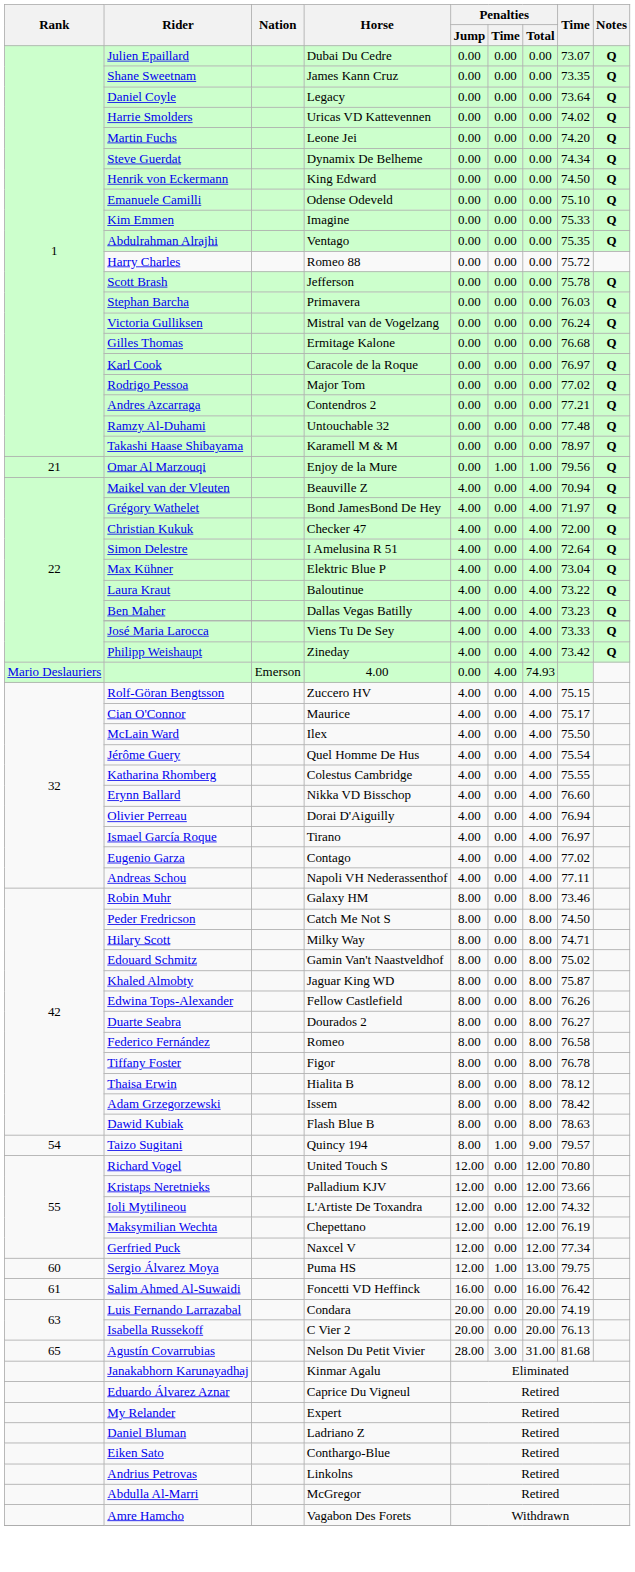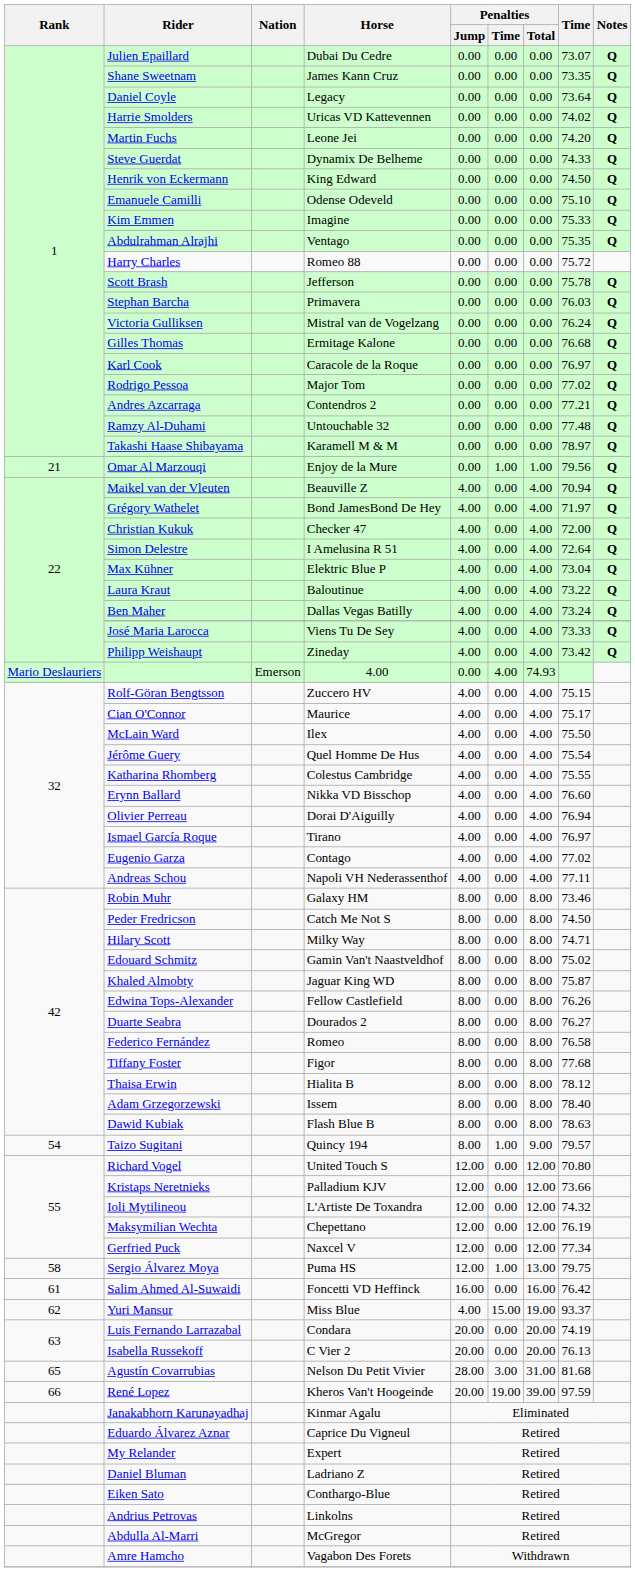(575, 158) 74.34 -> (576, 158) 74.33
(575, 610) 73.23 -> (576, 610) 73.24
(575, 1063) 76.78 -> (576, 1063) 77.68
(575, 1104) 78.42 -> (576, 1104) 78.40
(54, 1268) 60 -> (54, 1268) 58
+ row: (140, 1309)
+ row: (138, 1391)
